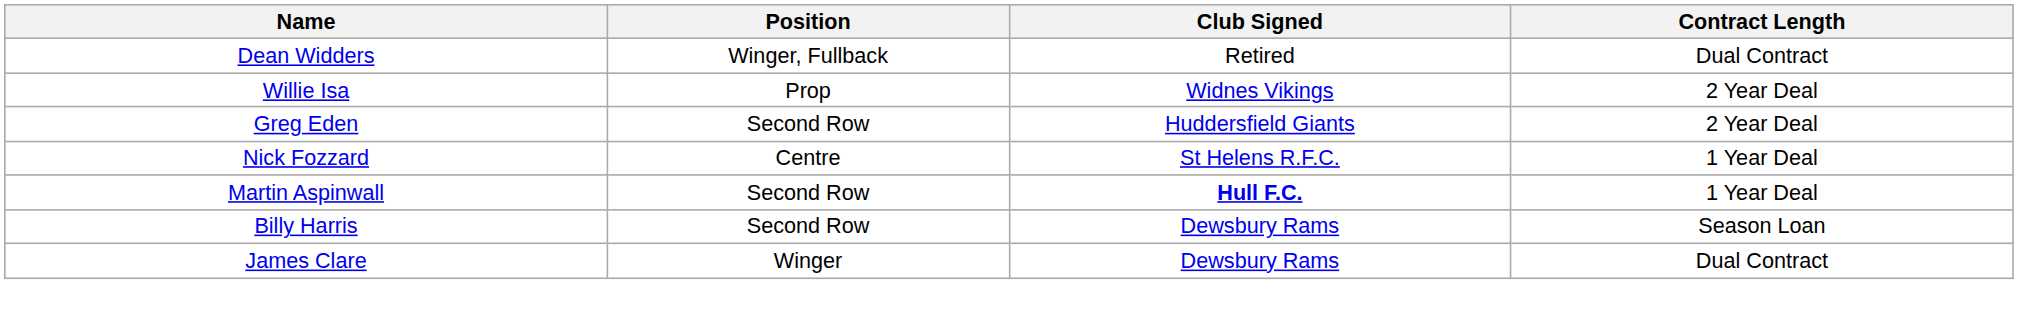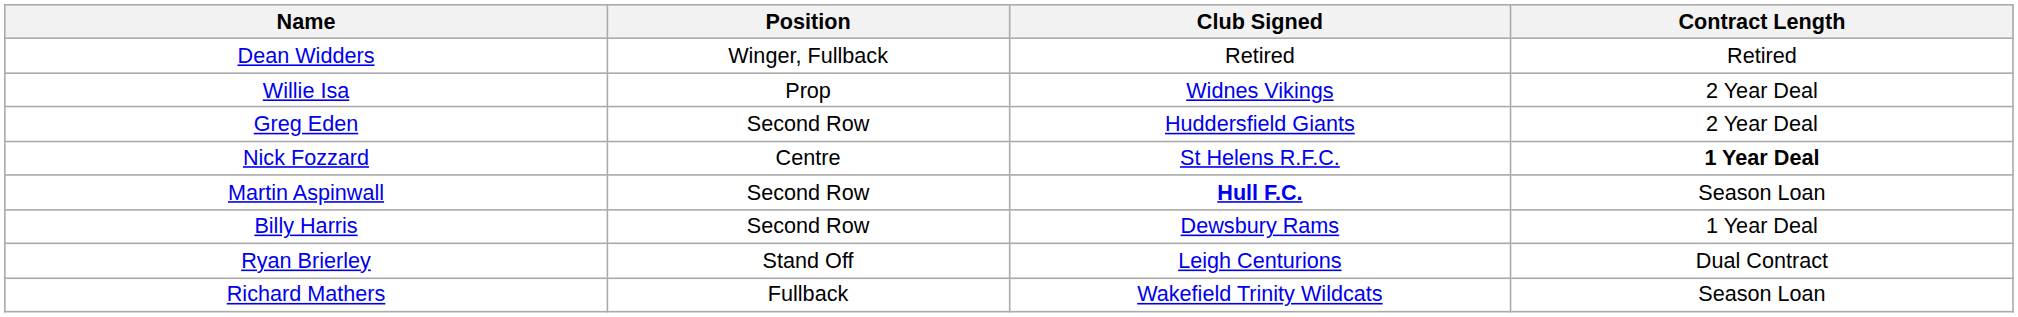(1762, 56) Dual Contract -> (1762, 56) Retired
(1762, 158) normal -> (1762, 158) bold
(1762, 192) 1 Year Deal -> (1762, 192) Season Loan
(1762, 226) Season Loan -> (1762, 226) 1 Year Deal
- row: (306, 260)
+ row: (306, 260)
+ row: (306, 294)
